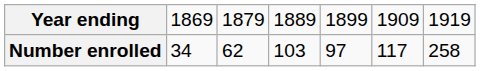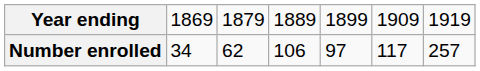(290, 50) 103 -> (290, 50) 106
(444, 50) 258 -> (444, 50) 257
